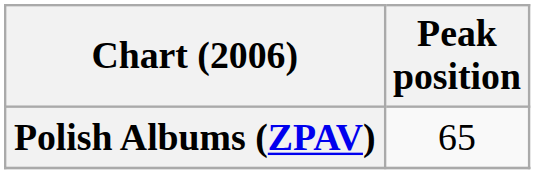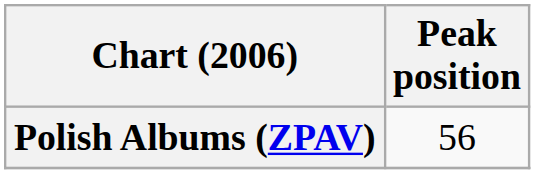(457, 136) 65 -> (457, 136) 56
